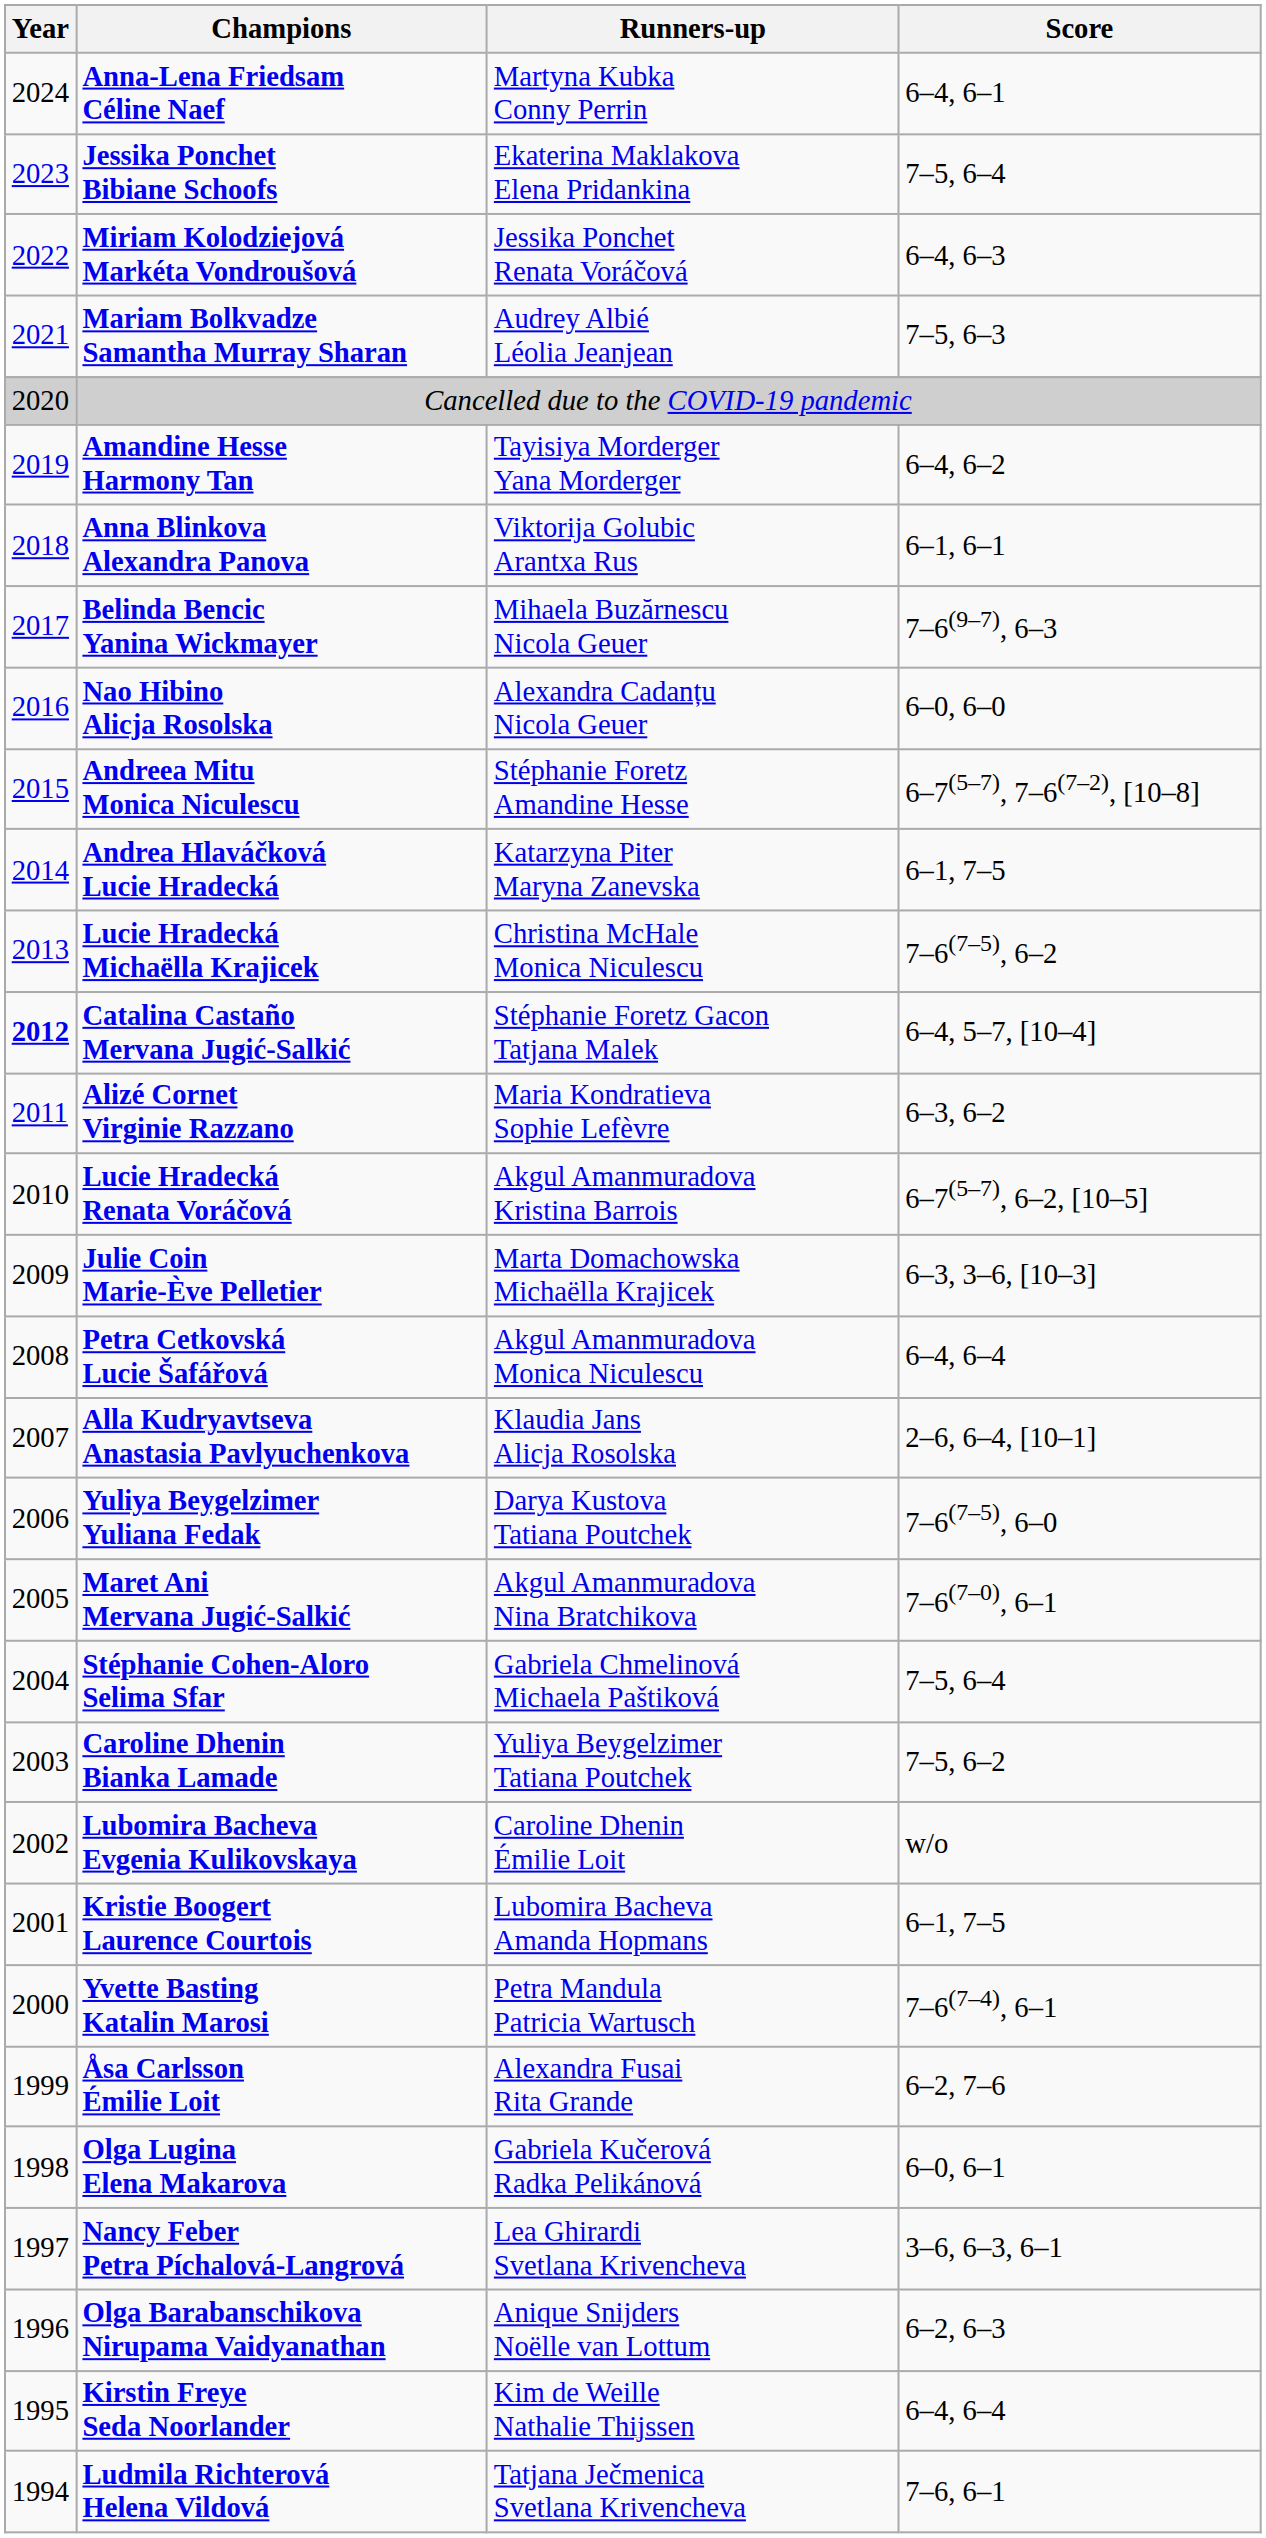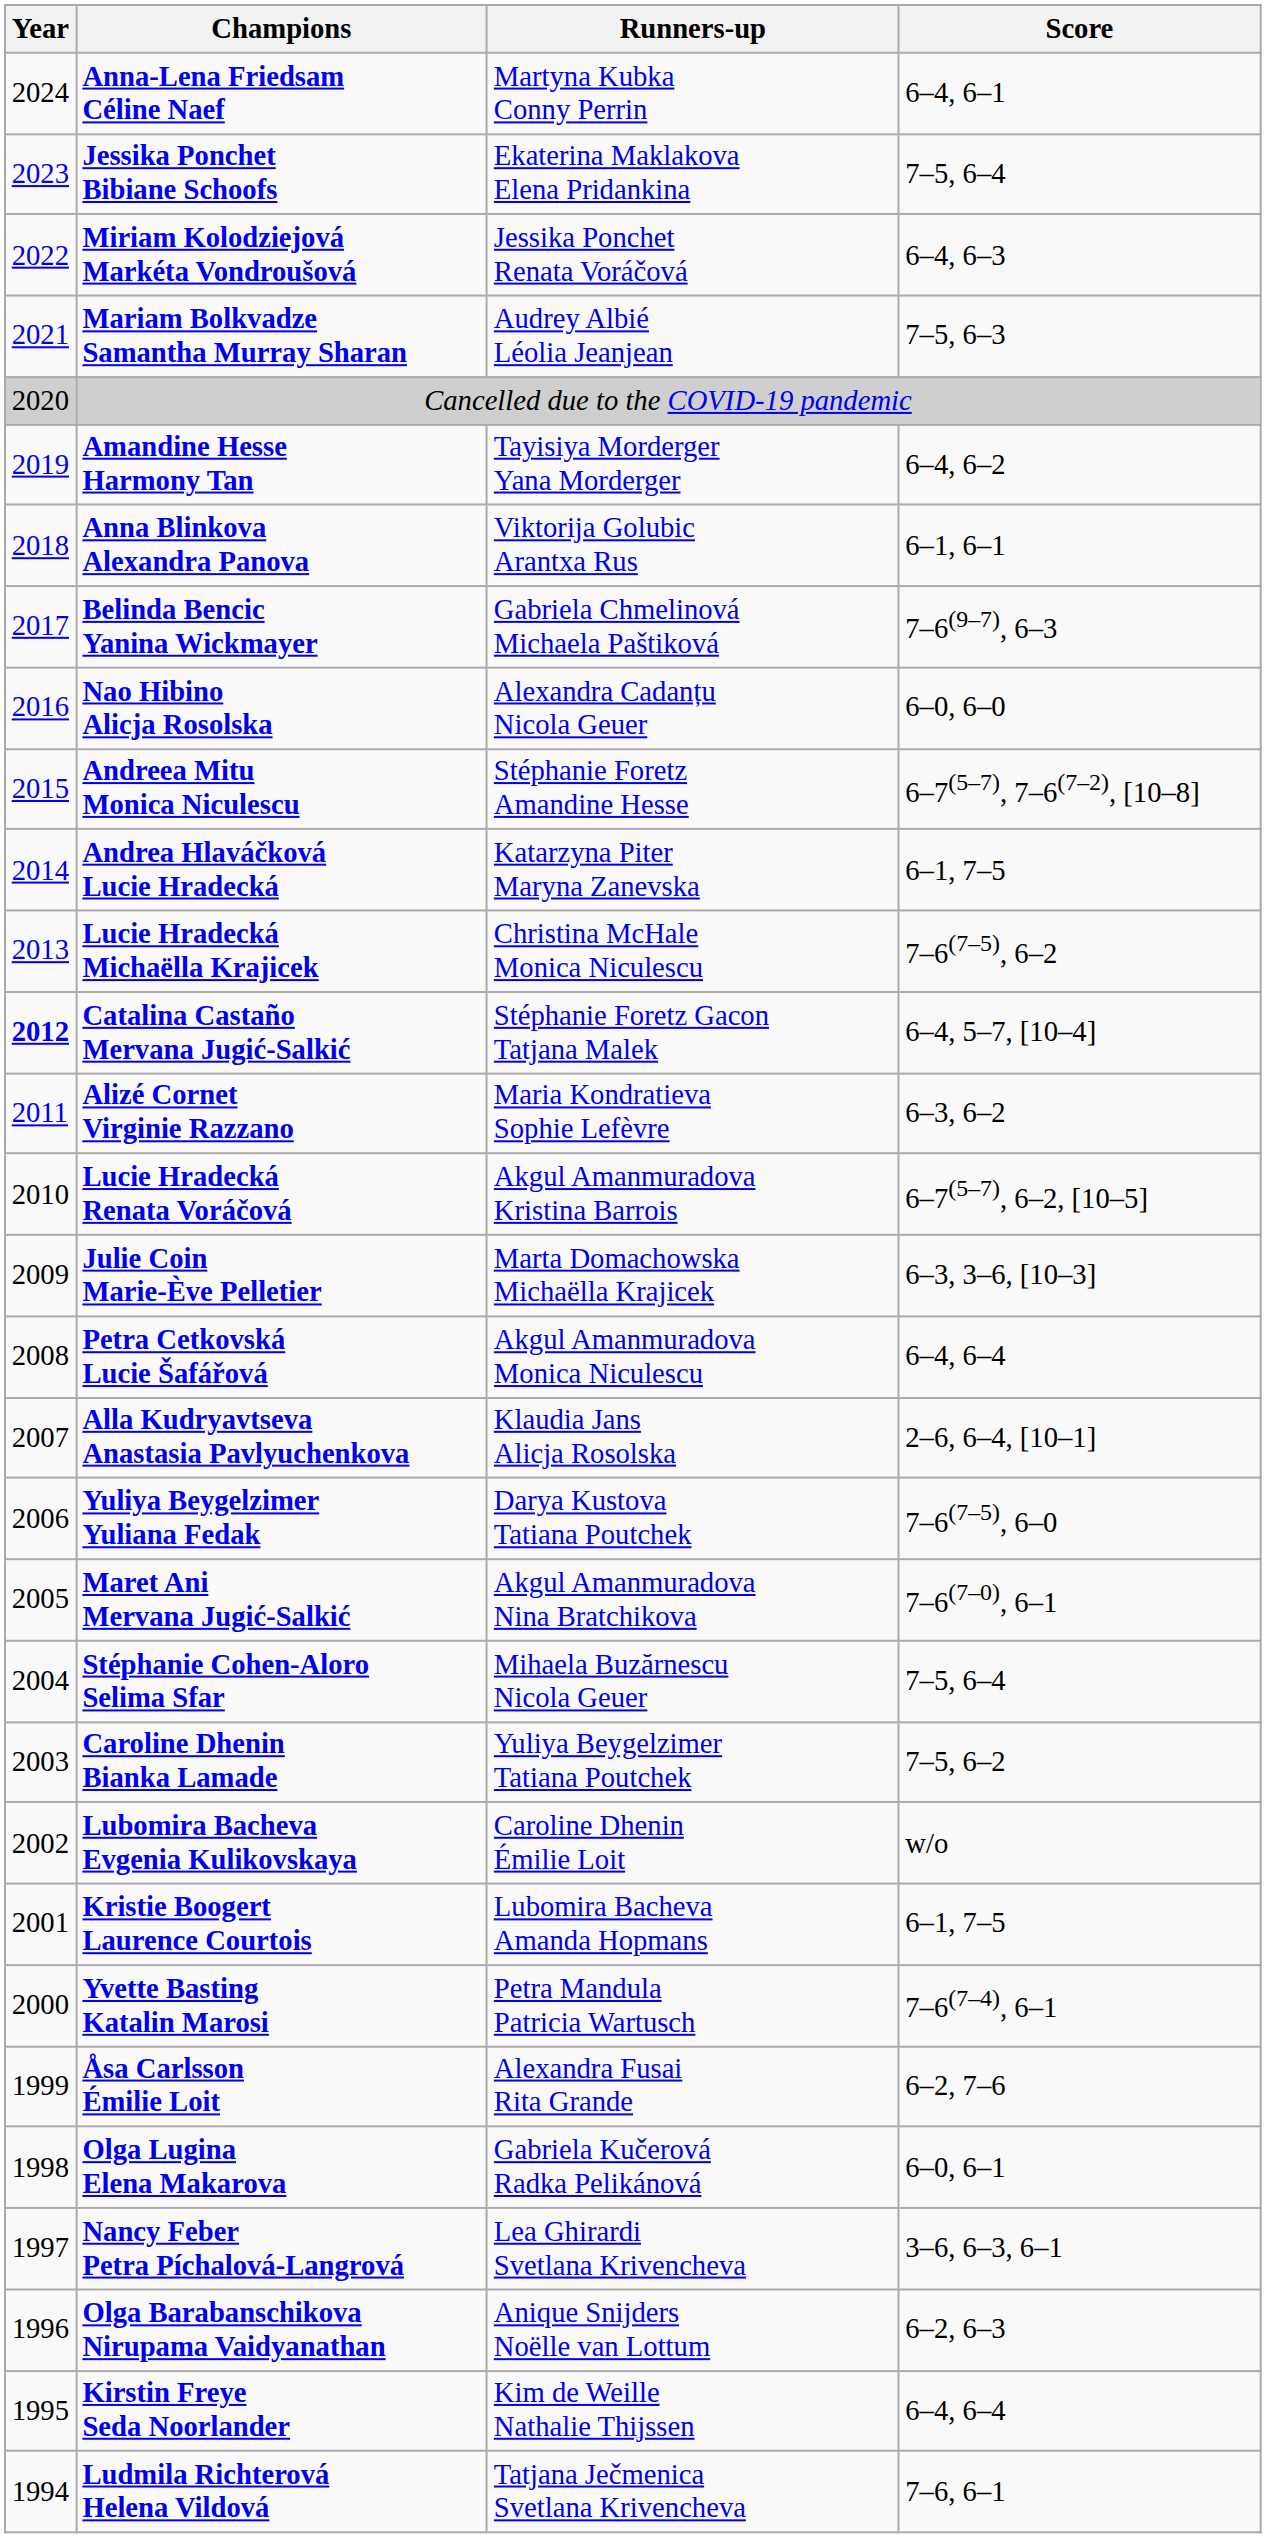(611, 626) Mihaela Buzărnescu Nicola Geuer -> (617, 626) Gabriela Chmelinová Michaela Paštiková
(617, 1680) Gabriela Chmelinová Michaela Paštiková -> (611, 1680) Mihaela Buzărnescu Nicola Geuer
